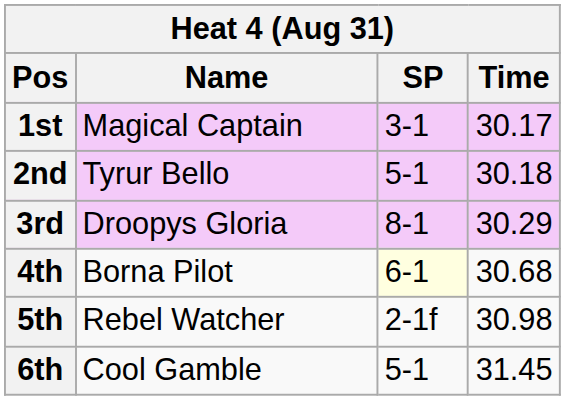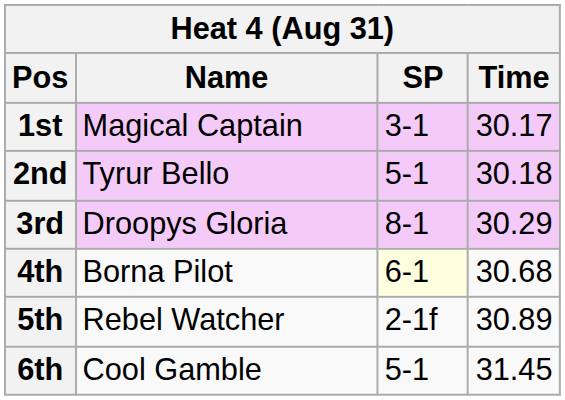(514, 321) 30.98 -> (514, 321) 30.89
